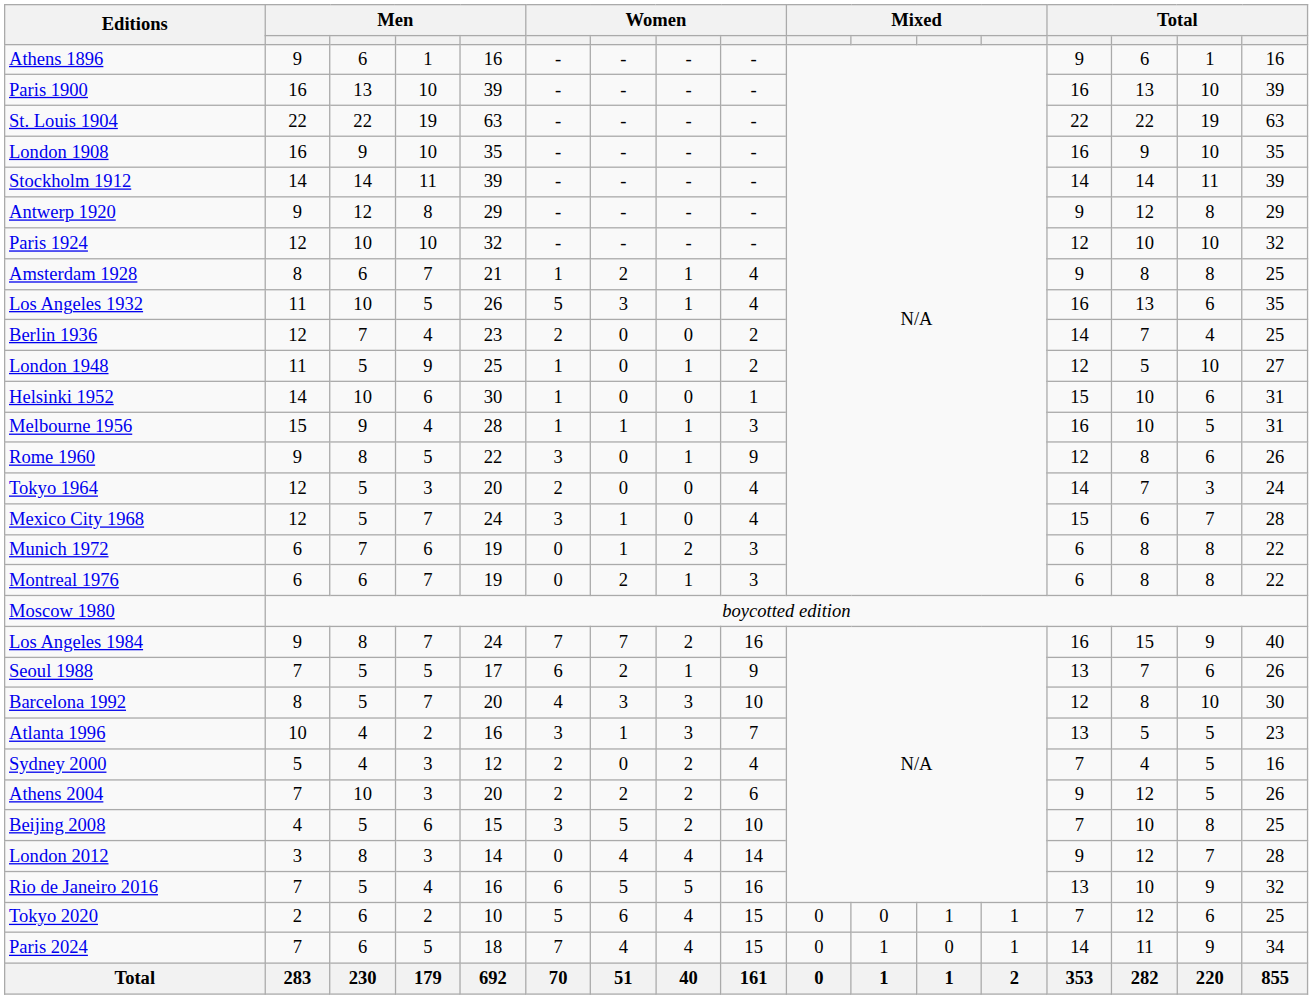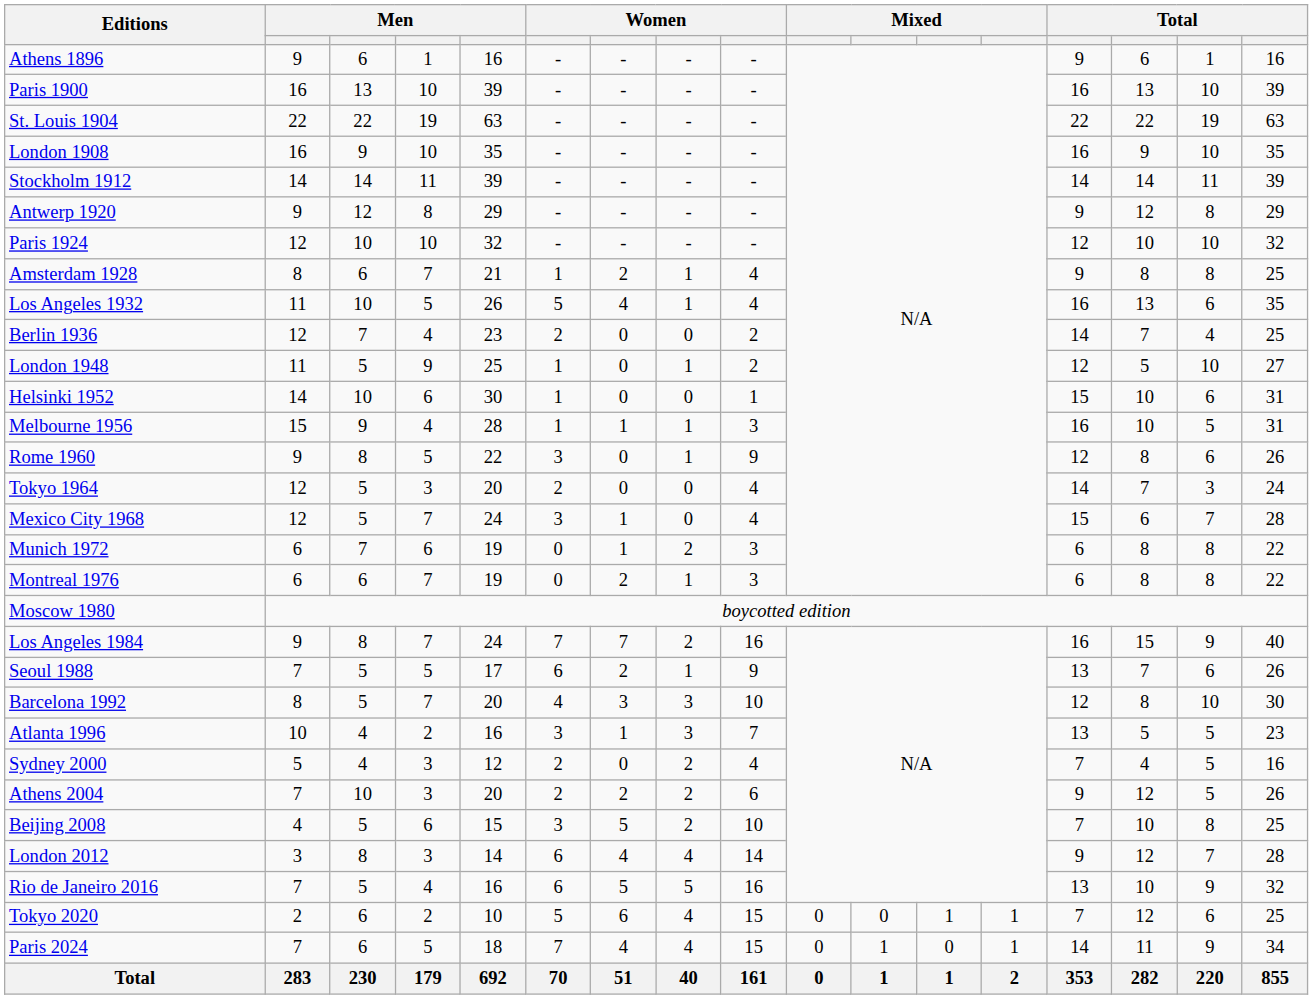(623, 304) 3 -> (623, 304) 4
(558, 856) 0 -> (558, 856) 6
